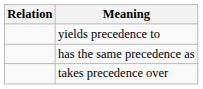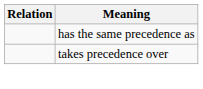- row: (109, 34)
